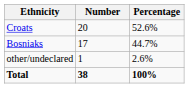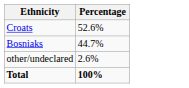- column: (103, 12)
